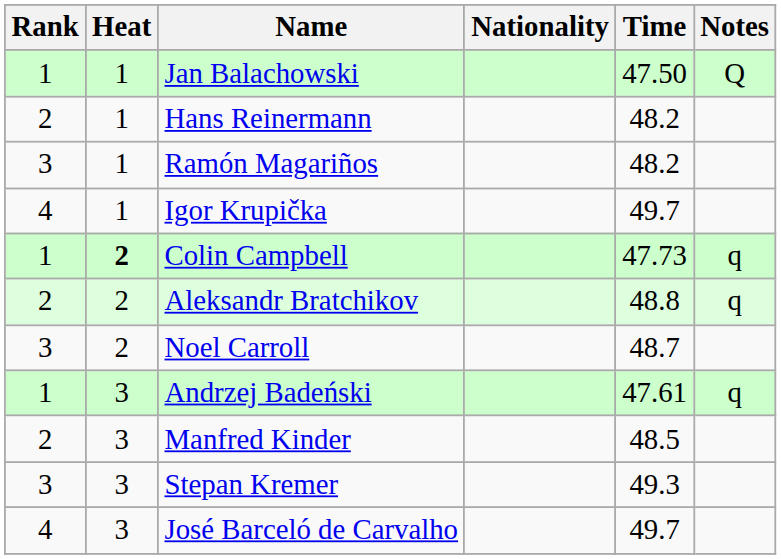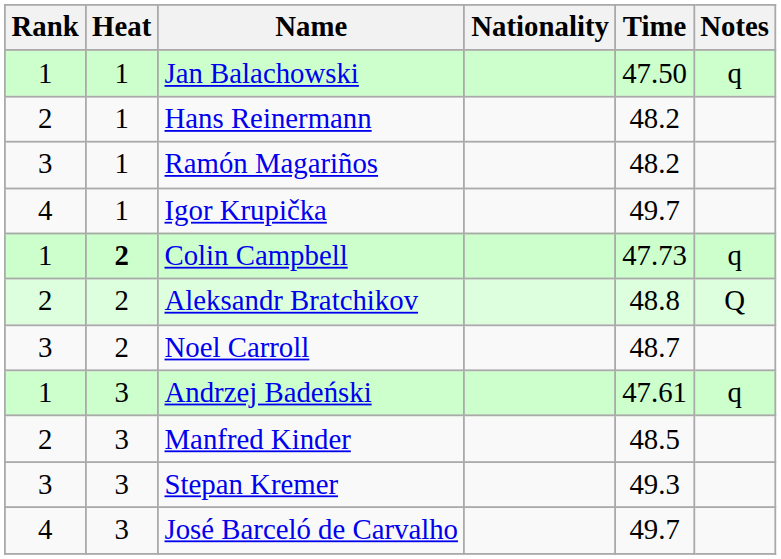(735, 73) Q -> (735, 73) q
(735, 301) q -> (735, 301) Q
